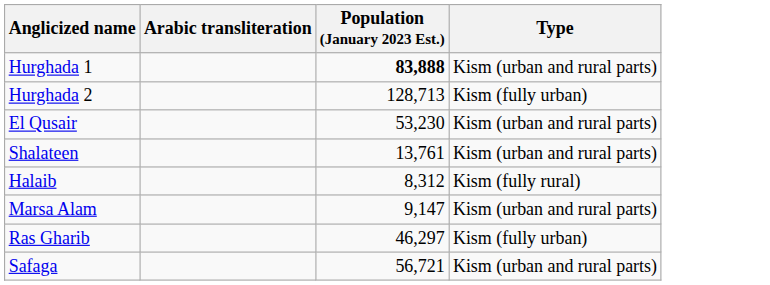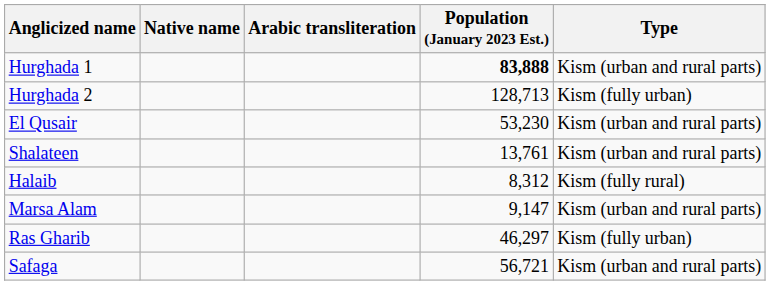+ column: (192, 28)
